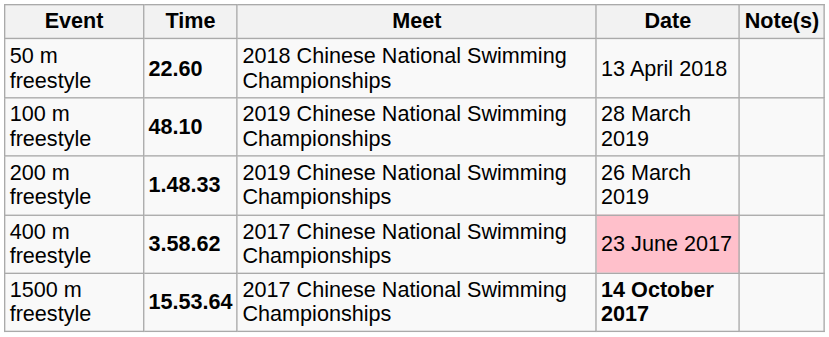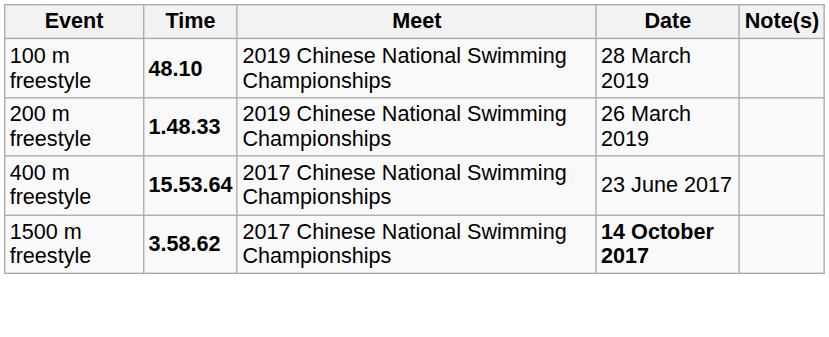- row: (50, 68)
(184, 243) 3.58.62 -> (190, 185) 15.53.64
(667, 243) pink background -> (667, 185) no background
(190, 302) 15.53.64 -> (184, 243) 3.58.62
